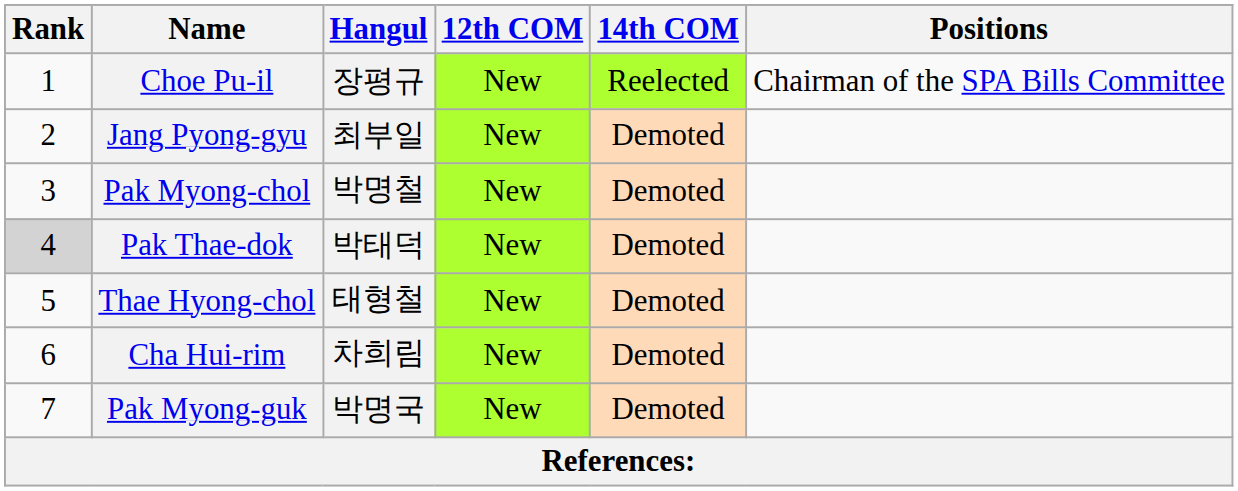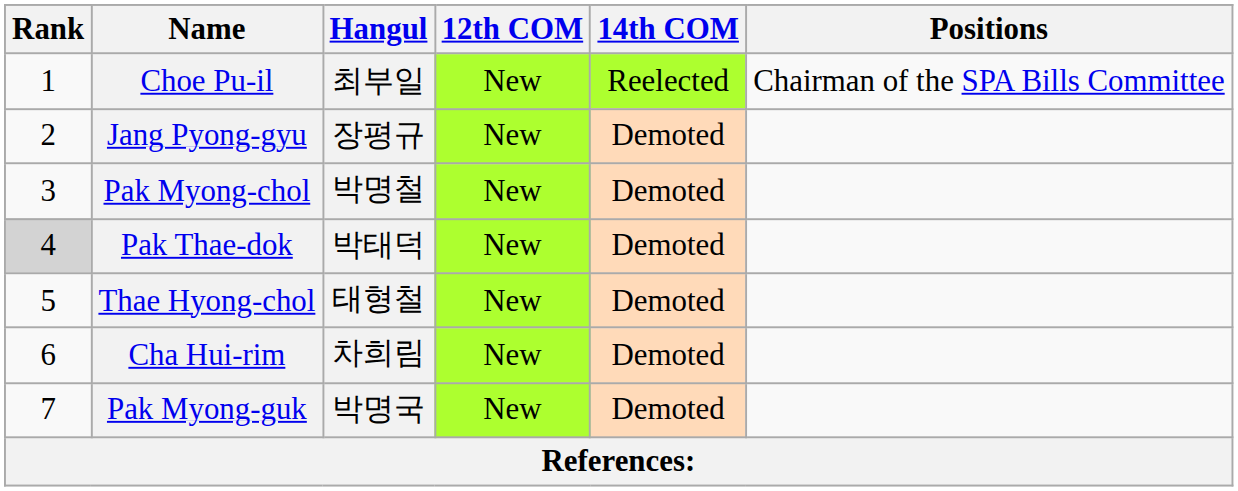(379, 79) 장평규 -> (379, 79) 최부일
(379, 134) 최부일 -> (379, 134) 장평규
